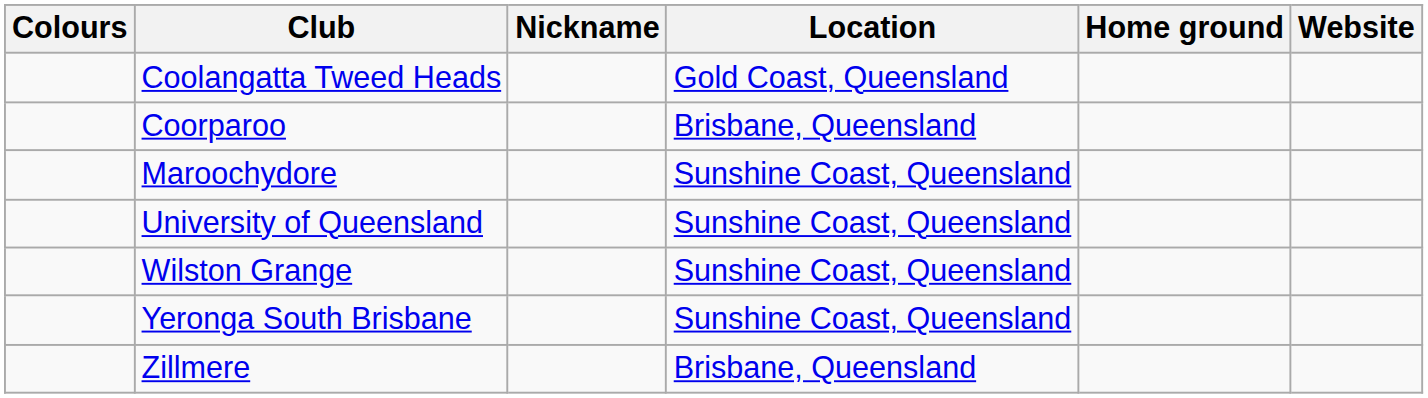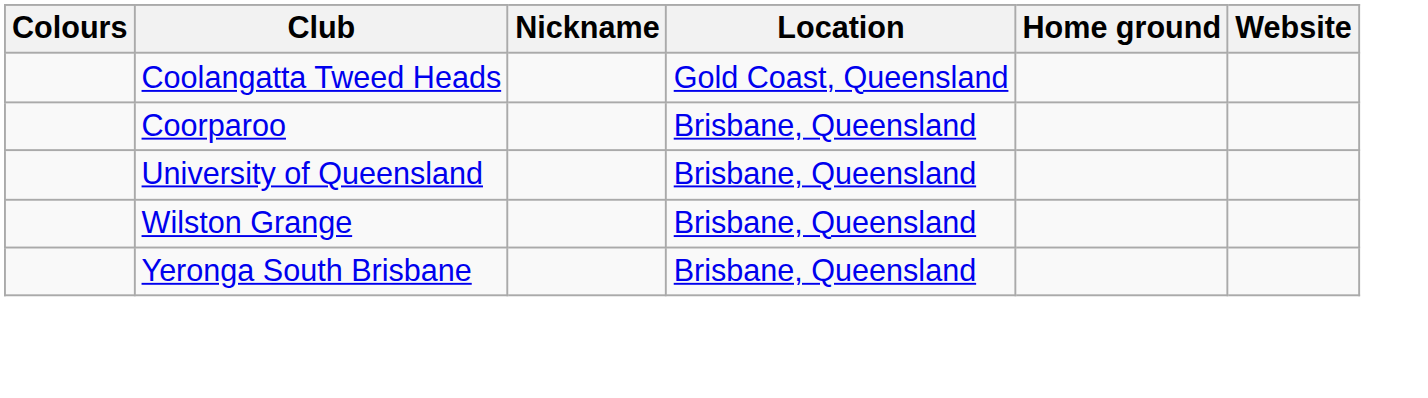- row: (239, 174)
(872, 222) Sunshine Coast, Queensland -> (825, 174) Brisbane, Queensland
(872, 271) Sunshine Coast, Queensland -> (825, 222) Brisbane, Queensland
(872, 319) Sunshine Coast, Queensland -> (825, 271) Brisbane, Queensland
- row: (196, 367)
